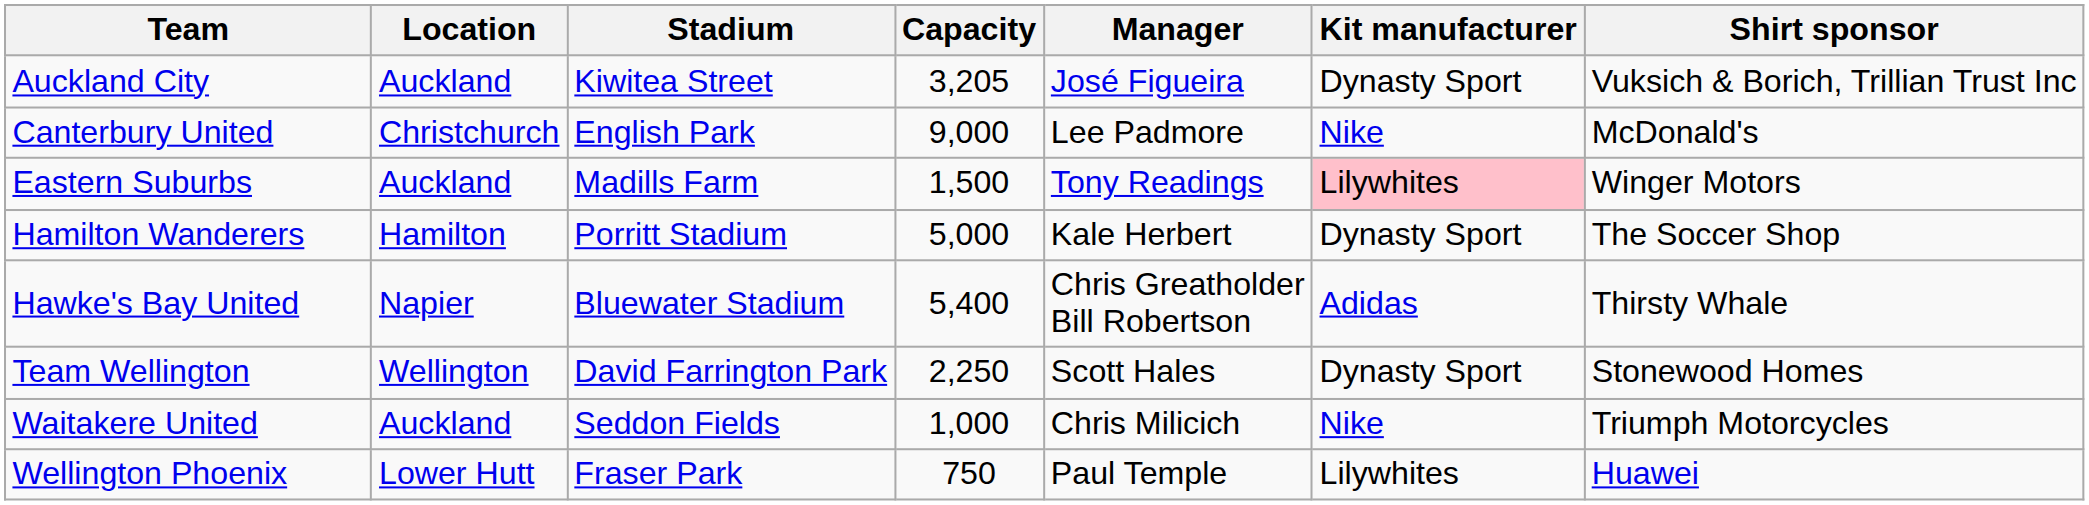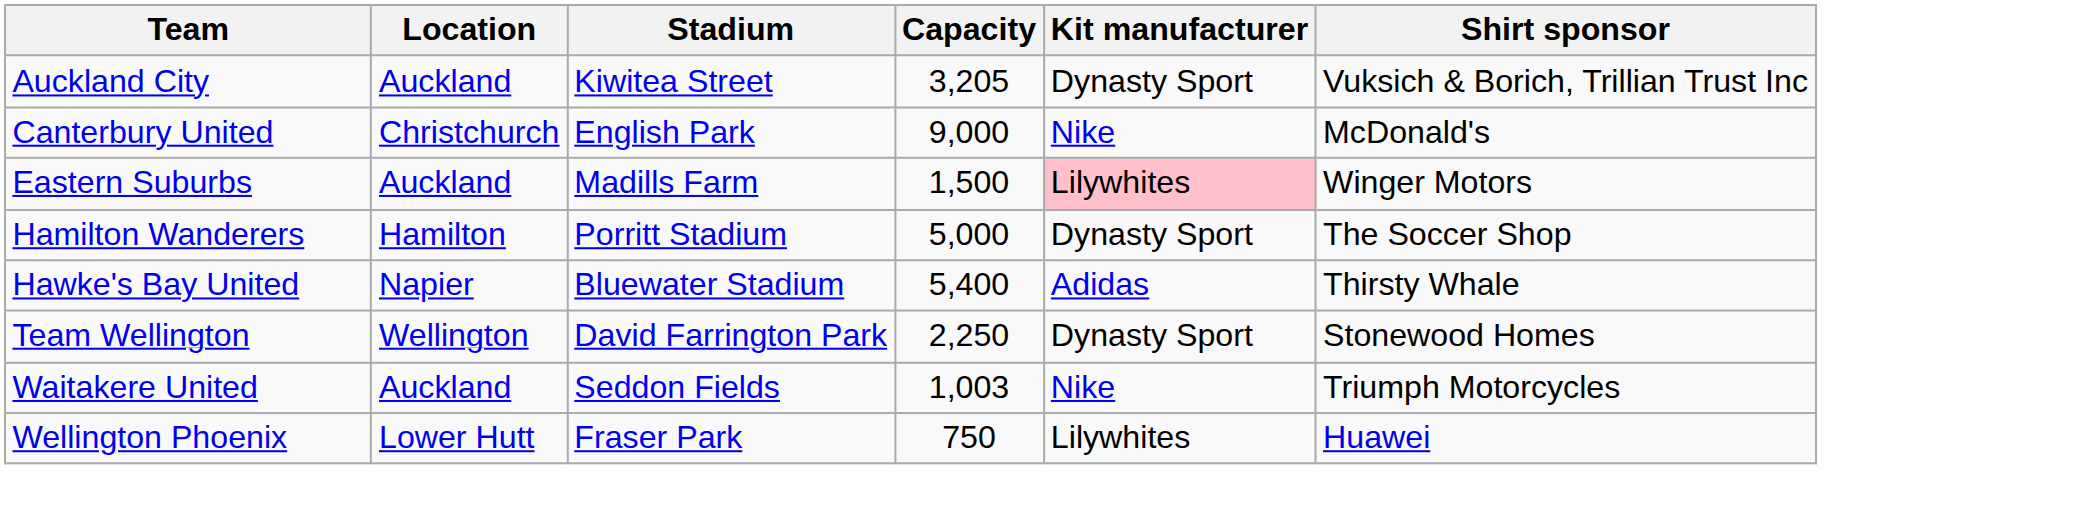- column: (1178, 30)
(969, 423) 1,000 -> (969, 387) 1,003
